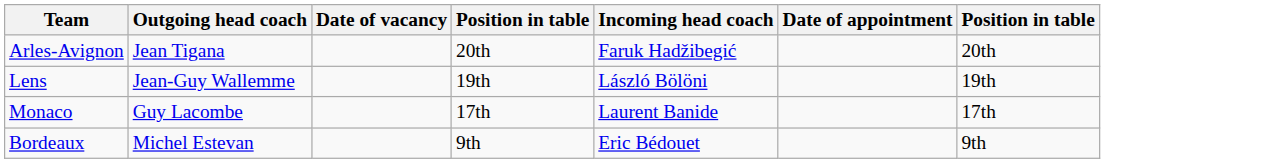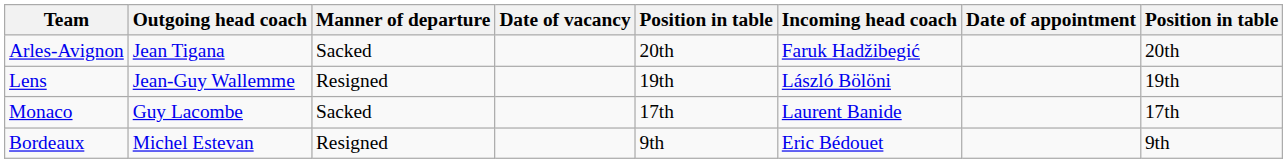+ column: (403, 19)
